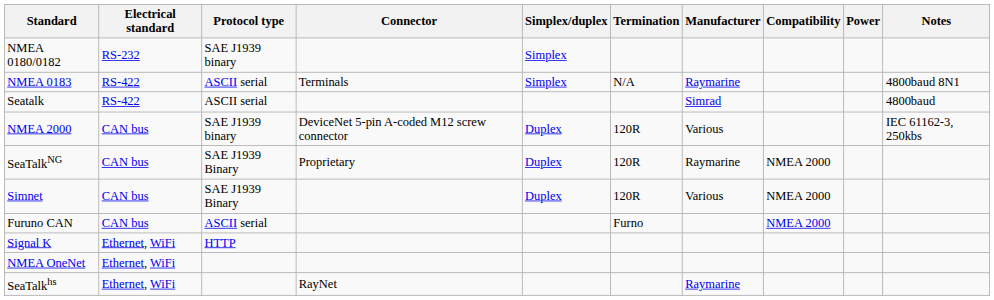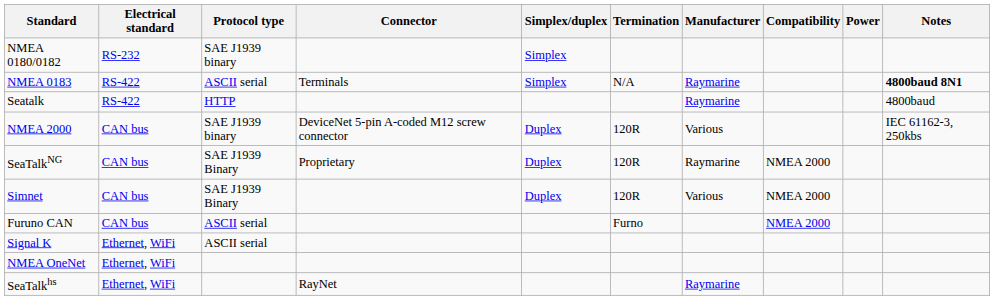(923, 82) normal -> (924, 82) bold
(236, 101) ASCII serial -> (220, 101) HTTP
(703, 101) Simrad -> (712, 101) Raymarine
(220, 242) HTTP -> (236, 242) ASCII serial
